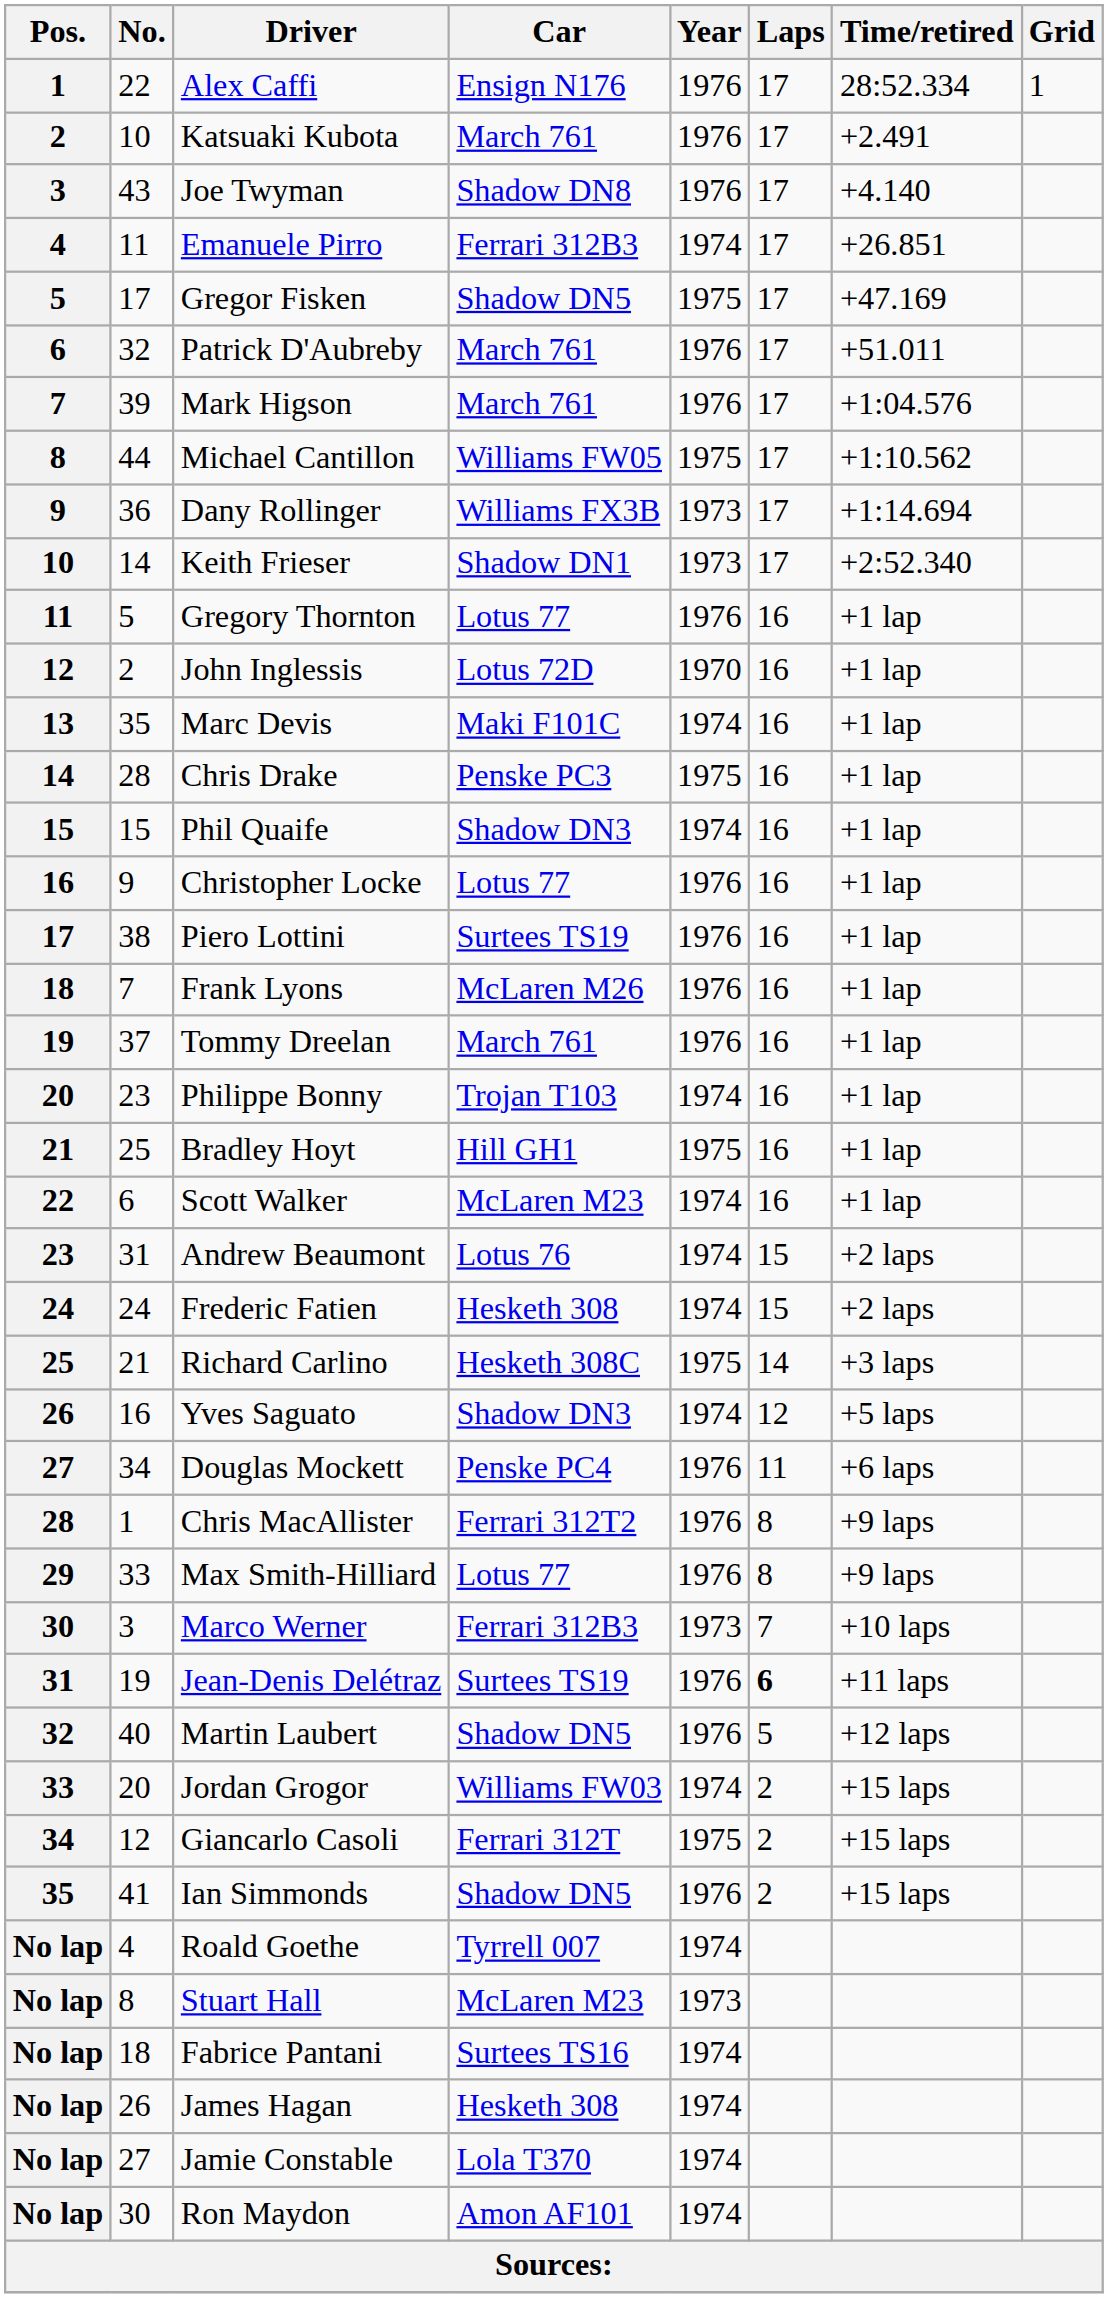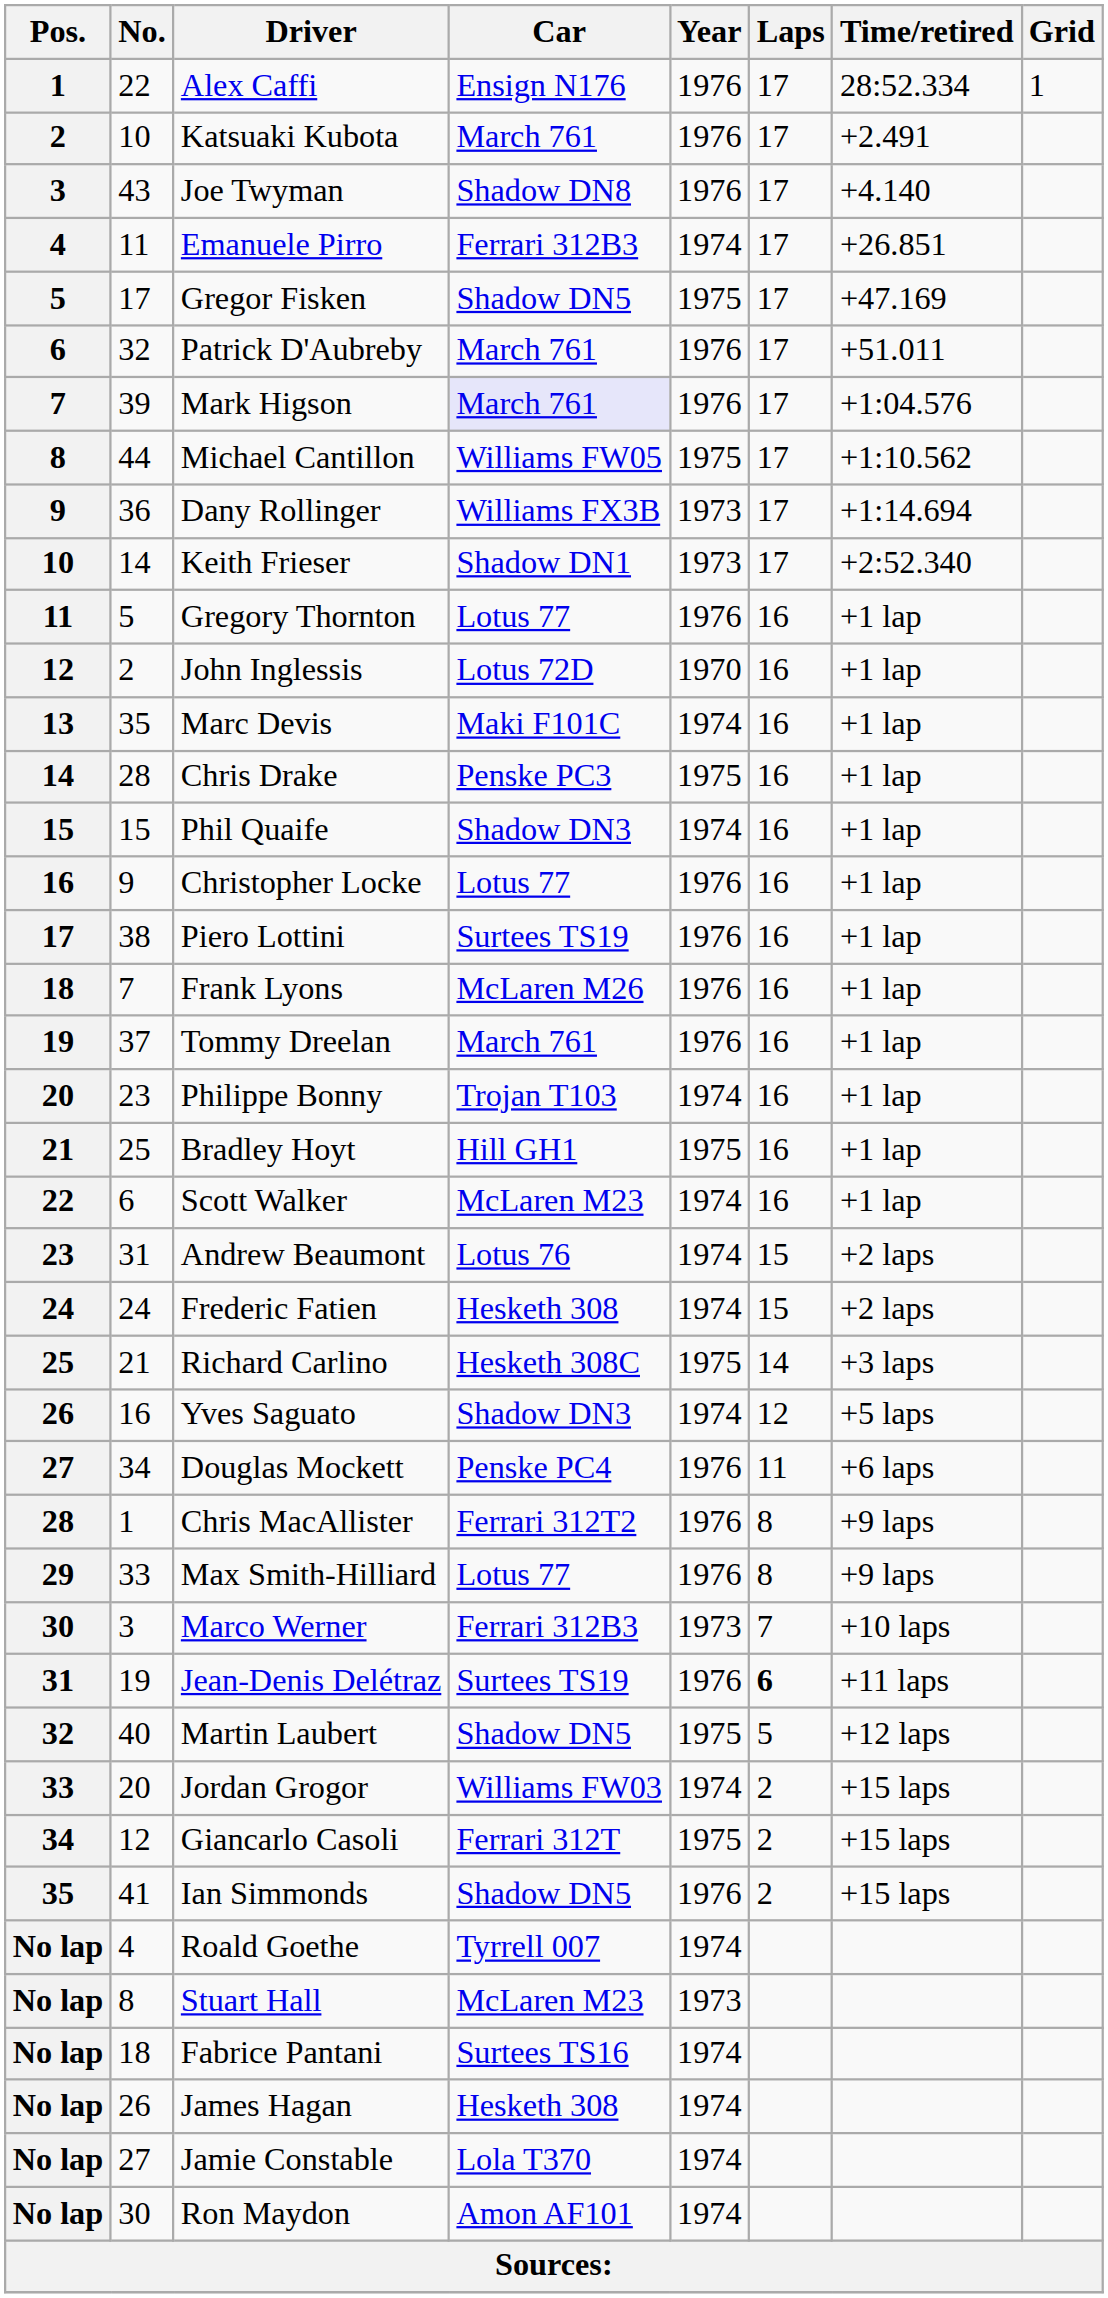(527, 403) no background -> (527, 403) lavender background
(709, 1733) 1976 -> (709, 1733) 1975
